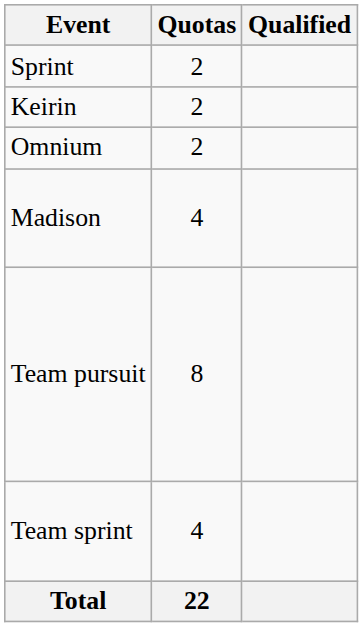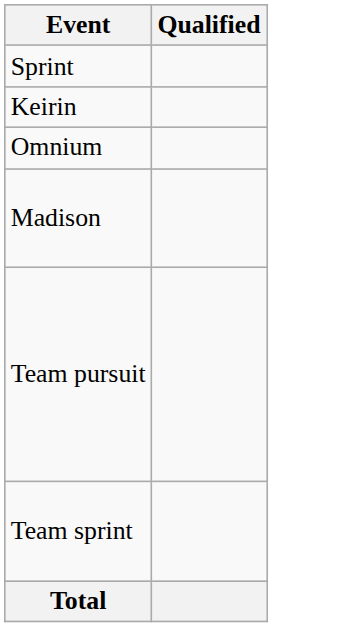- column: (197, 24)
